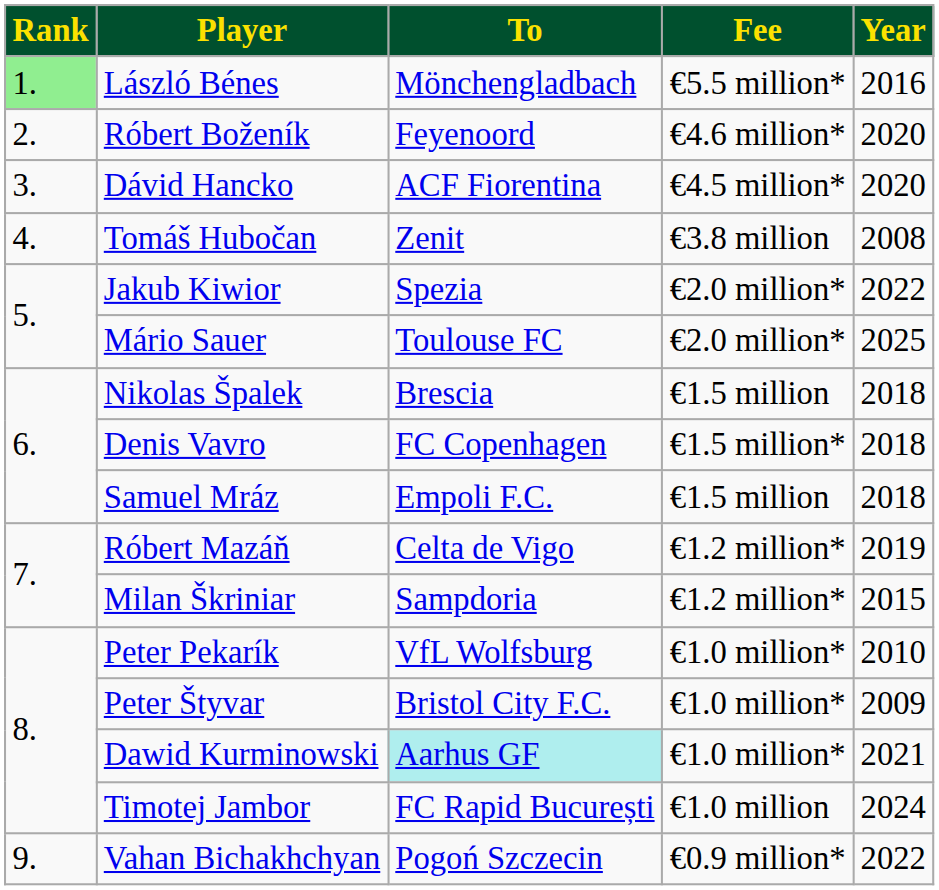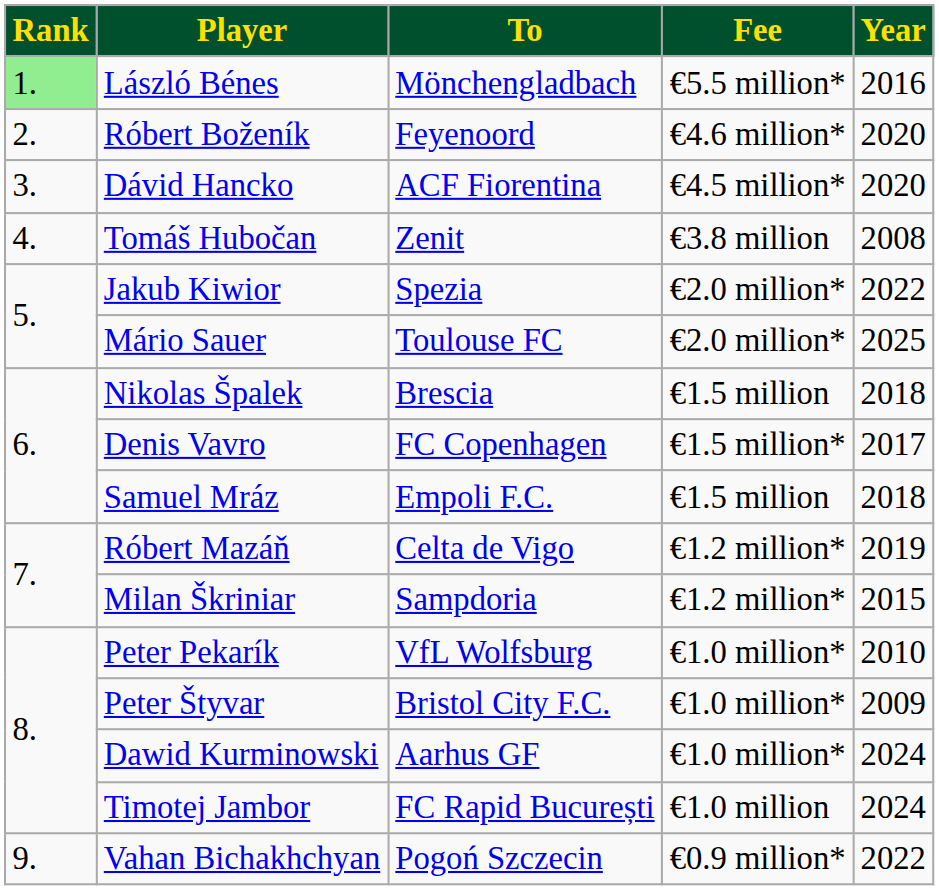(893, 444) 2018 -> (893, 444) 2017
(467, 755) paleturquoise background -> (467, 755) no background
(893, 755) 2021 -> (893, 755) 2024
